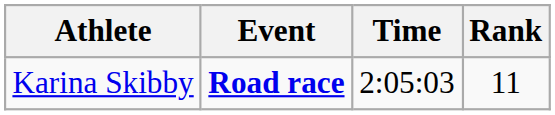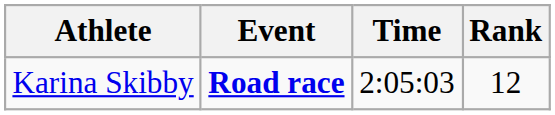(506, 82) 11 -> (506, 82) 12
